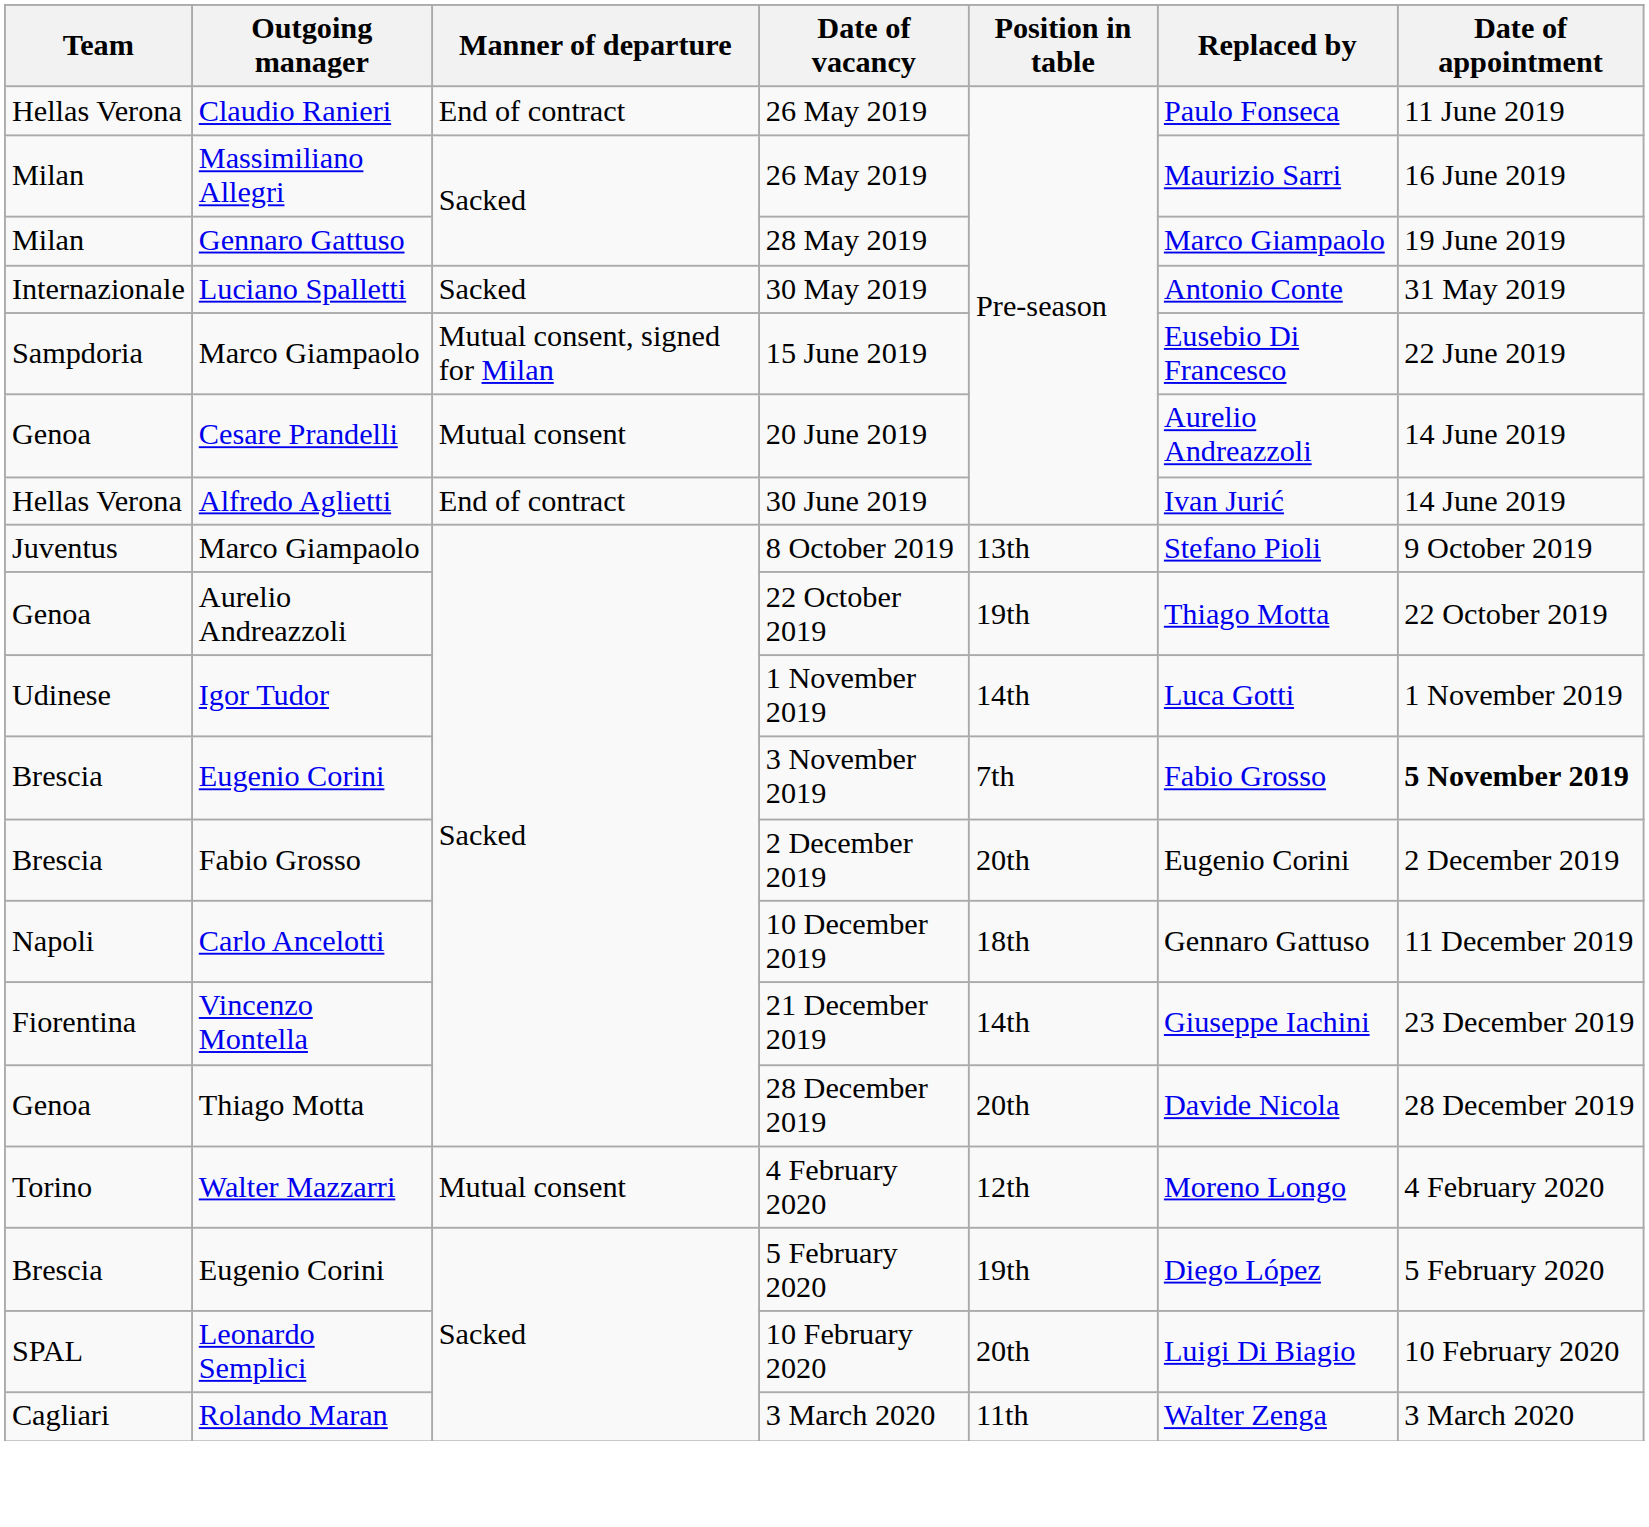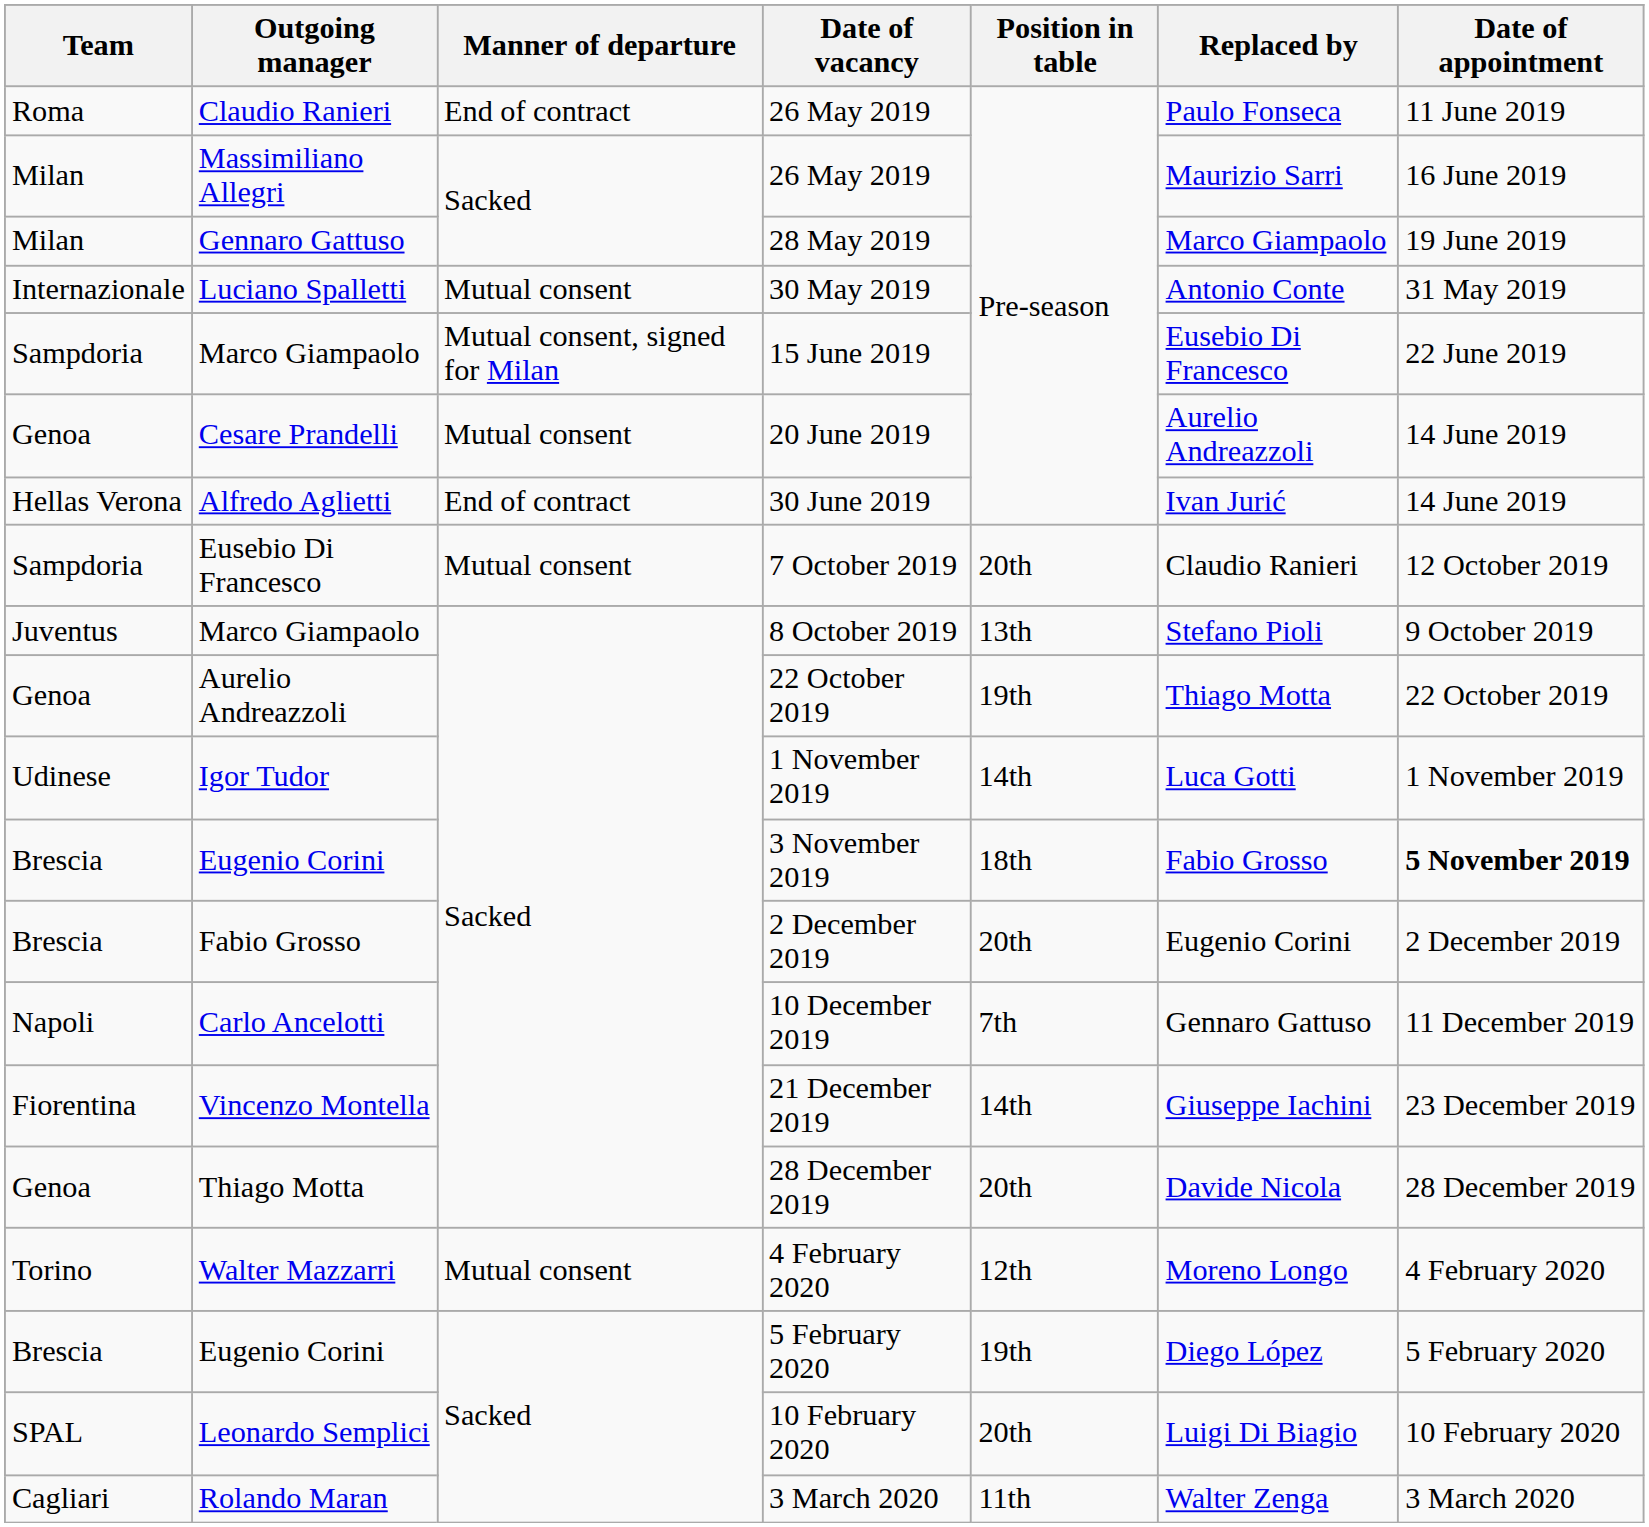(97, 110) Hellas Verona -> (48, 110) Roma
(482, 288) Sacked -> (538, 288) Mutual consent
+ row: (266, 565)
(995, 777) 7th -> (1005, 859) 18th
(1003, 941) 18th -> (998, 1023) 7th
